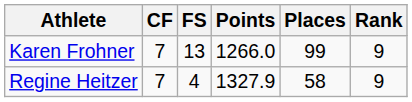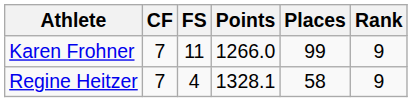(194, 51) 13 -> (194, 51) 11
(246, 82) 1327.9 -> (246, 82) 1328.1
